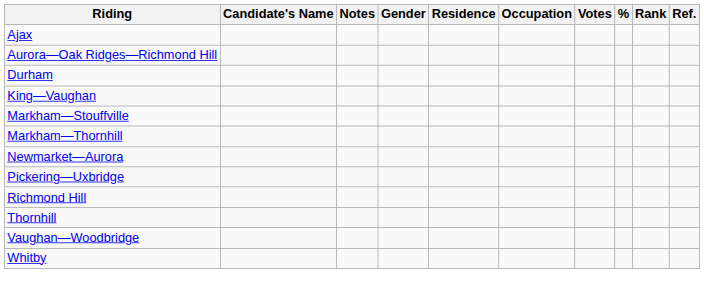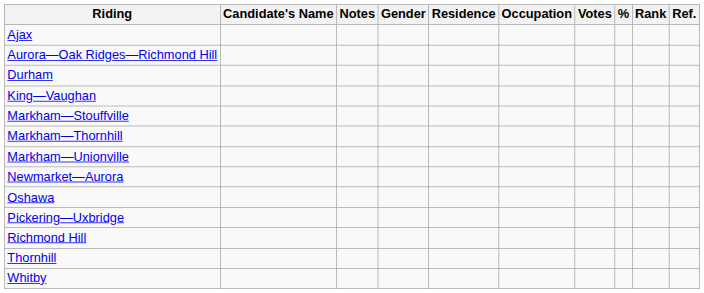+ row: (68, 156)
+ row: (31, 197)
- row: (73, 237)
